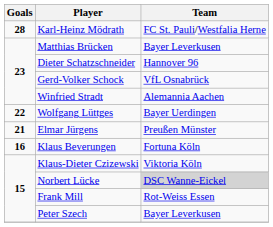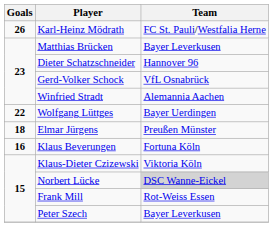(20, 29) 28 -> (20, 29) 26
(20, 130) 21 -> (20, 130) 18
